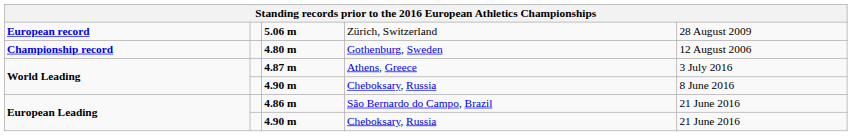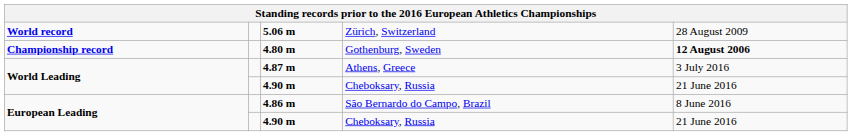+ row: (40, 31)
- row: (48, 31)
(715, 49) normal -> (713, 49) bold
(707, 85) 8 June 2016 -> (706, 85) 21 June 2016
(710, 103) 21 June 2016 -> (703, 103) 8 June 2016
